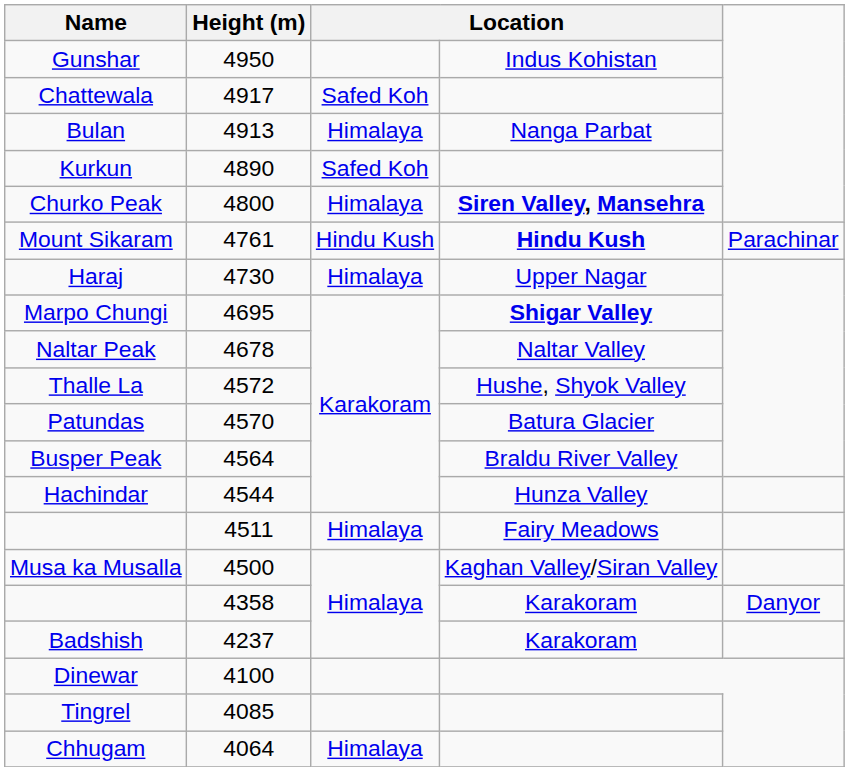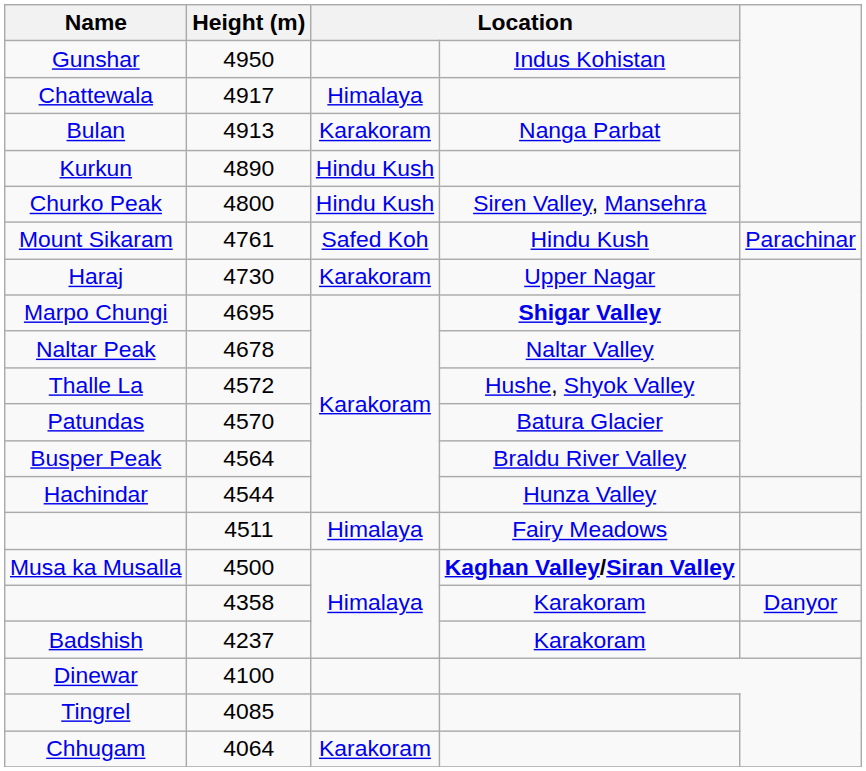(375, 95) Safed Koh -> (375, 95) Himalaya
(375, 131) Himalaya -> (375, 131) Karakoram
(375, 167) Safed Koh -> (375, 167) Hindu Kush
(375, 204) Himalaya -> (375, 204) Hindu Kush
(581, 204) bold -> (590, 204) normal
(375, 240) Hindu Kush -> (375, 240) Safed Koh
(581, 240) bold -> (590, 240) normal
(375, 276) Himalaya -> (375, 276) Karakoram
(581, 566) normal -> (590, 566) bold
(375, 748) Himalaya -> (375, 748) Karakoram
